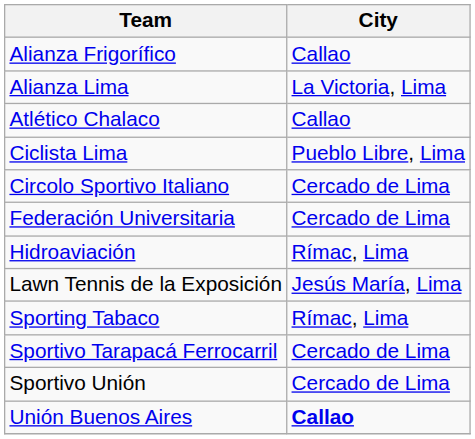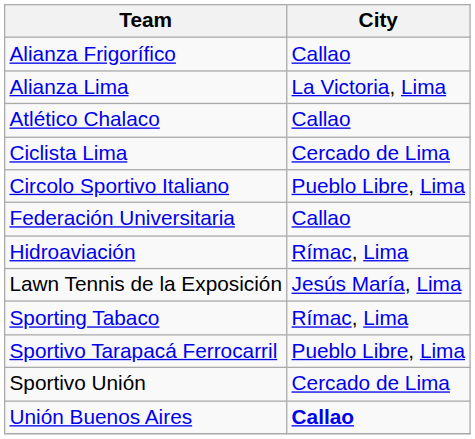(378, 152) Pueblo Libre, Lima -> (371, 152) Cercado de Lima
(371, 185) Cercado de Lima -> (378, 185) Pueblo Libre, Lima
(371, 218) Cercado de Lima -> (321, 218) Callao
(371, 350) Cercado de Lima -> (378, 350) Pueblo Libre, Lima
